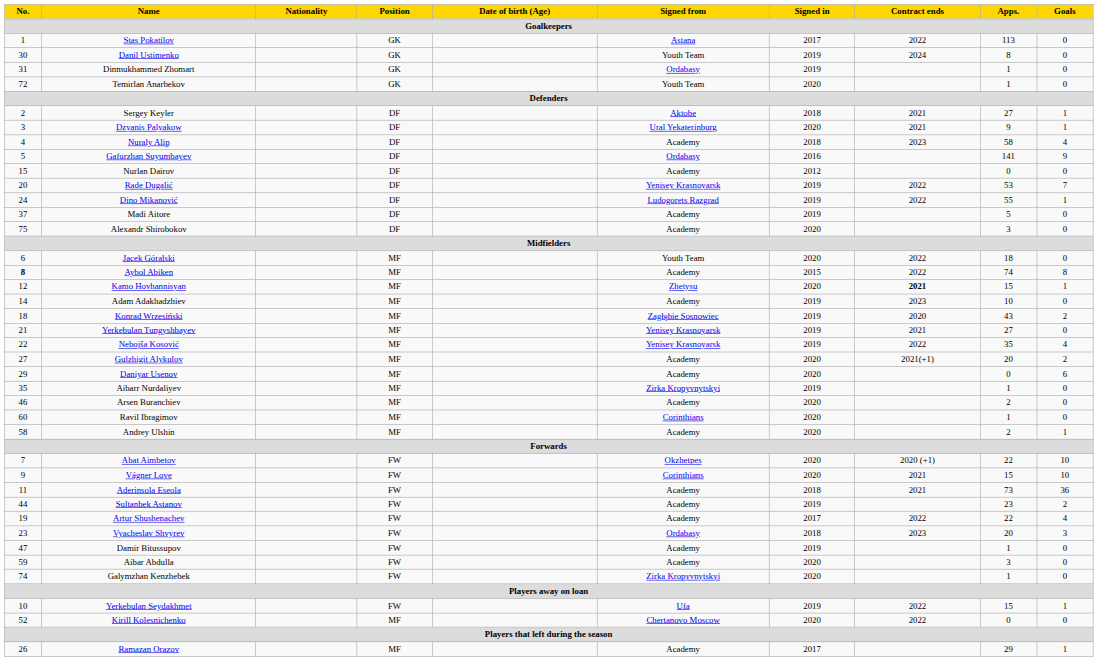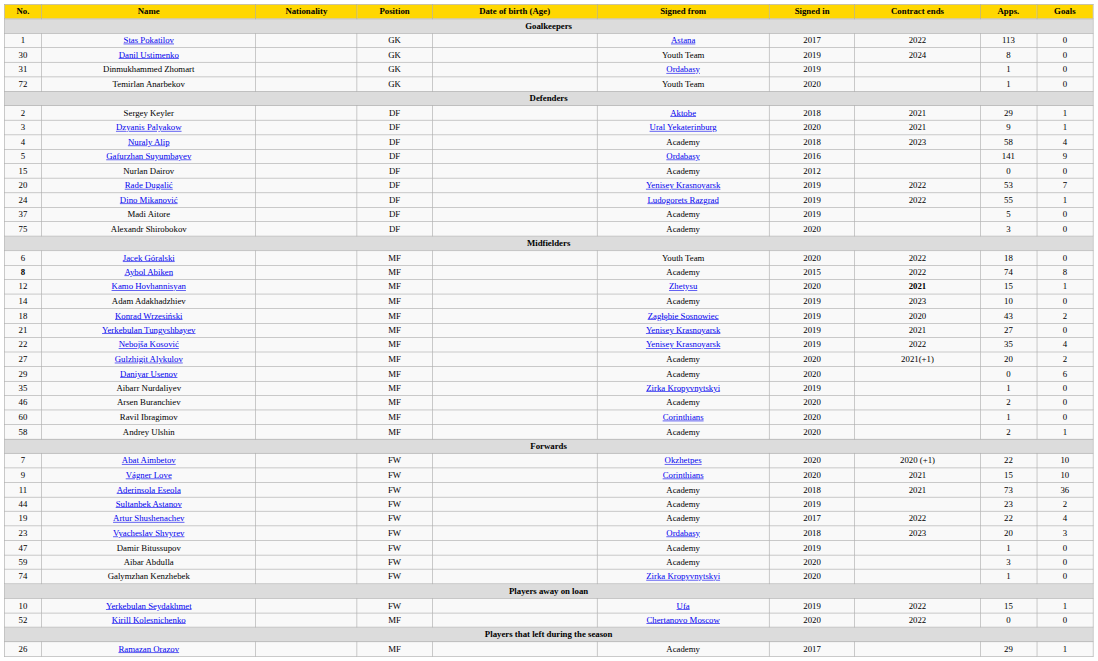(1008, 113) 27 -> (1008, 113) 29
